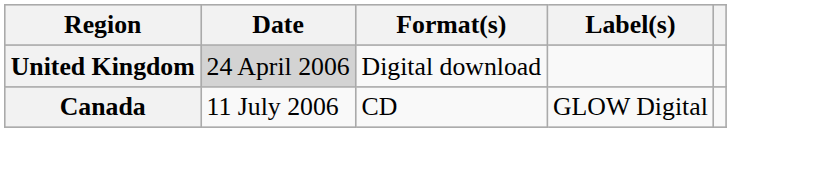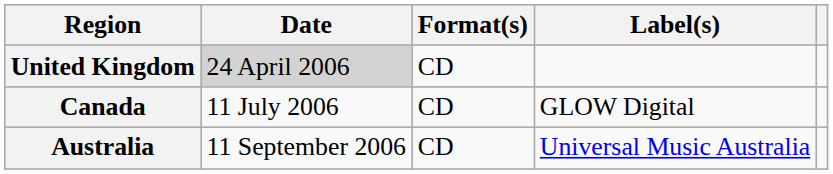(451, 65) Digital download -> (436, 65) CD
+ row: (103, 147)
